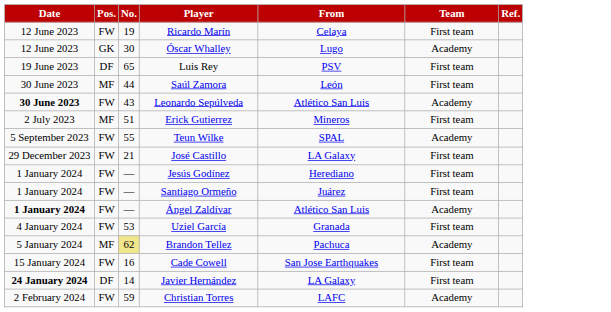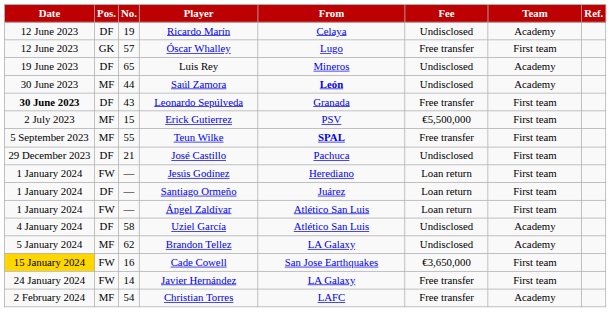+ column: (447, 13)
(107, 31) FW -> (107, 31) DF
(452, 31) First team -> (535, 31) Academy
(129, 49) 30 -> (129, 49) 57
(452, 49) Academy -> (535, 49) First team
(331, 66) PSV -> (331, 66) Mineros
(452, 66) First team -> (535, 66) Academy
(331, 84) normal -> (331, 84) bold
(452, 84) First team -> (535, 84) Academy
(107, 102) FW -> (107, 102) DF
(331, 102) Atlético San Luis -> (331, 102) Granada
(452, 102) Academy -> (535, 102) First team
(129, 120) 51 -> (129, 120) 15
(331, 120) Mineros -> (331, 120) PSV
(107, 138) FW -> (107, 138) MF
(331, 138) normal -> (331, 138) bold
(452, 138) Academy -> (535, 138) First team
(107, 155) FW -> (107, 155) DF
(331, 155) LA Galaxy -> (331, 155) Pachuca
(107, 191) FW -> (107, 191) DF
(49, 209) bold -> (49, 209) normal
(452, 209) Academy -> (535, 209) First team
(107, 227) FW -> (107, 227) DF
(129, 227) 53 -> (129, 227) 58
(331, 227) Granada -> (331, 227) Atlético San Luis
(452, 227) First team -> (535, 227) Academy
(129, 244) khaki background -> (129, 244) no background
(331, 244) Pachuca -> (331, 244) LA Galaxy
(49, 262) no background -> (49, 262) gold background
(49, 280) bold -> (49, 280) normal
(107, 280) DF -> (107, 280) FW
(107, 298) FW -> (107, 298) MF
(129, 298) 59 -> (129, 298) 54
